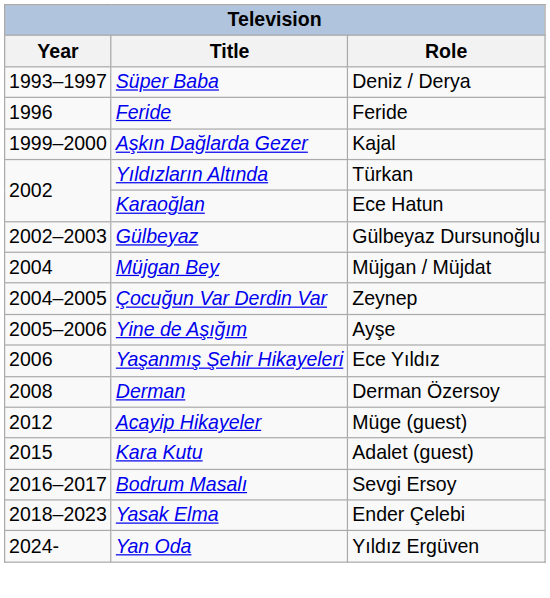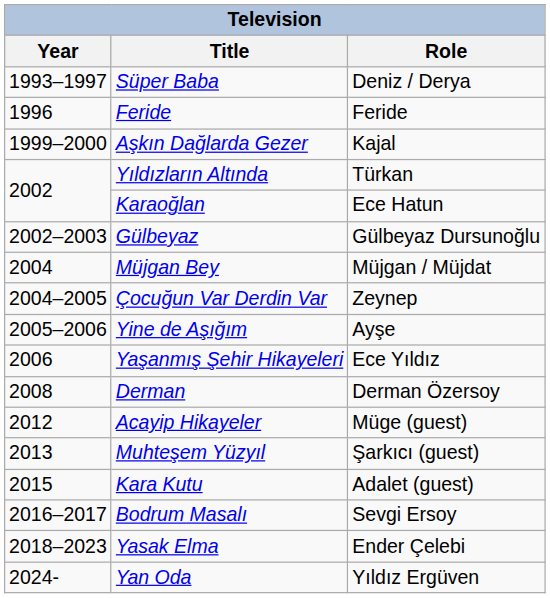+ row: (190, 453)
